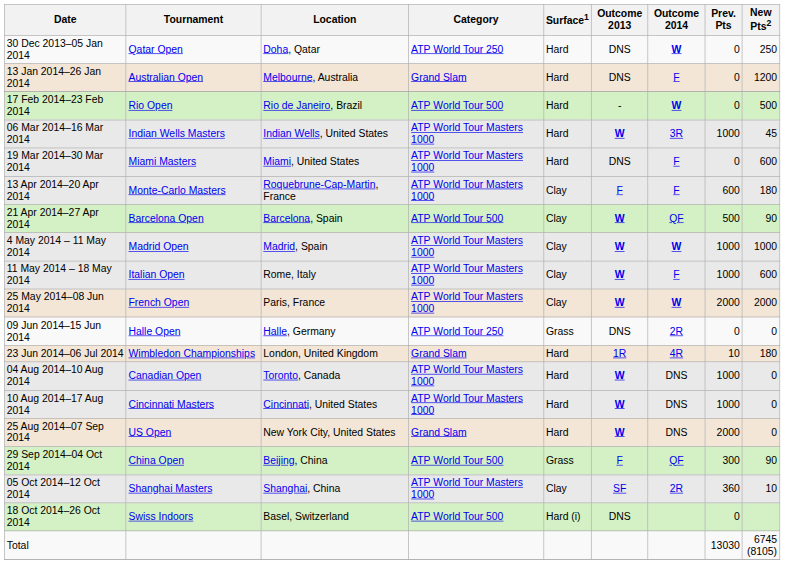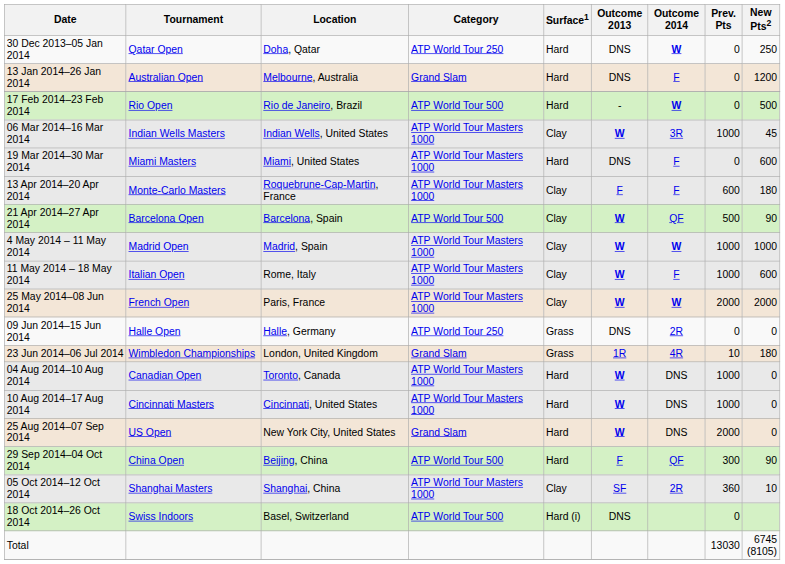(557, 134) Hard -> (556, 134) Clay
(557, 353) Hard -> (560, 353) Grass
(560, 460) Grass -> (557, 460) Hard
